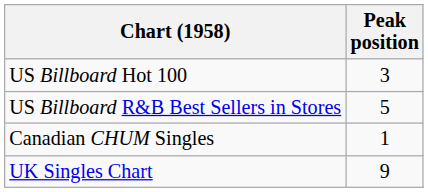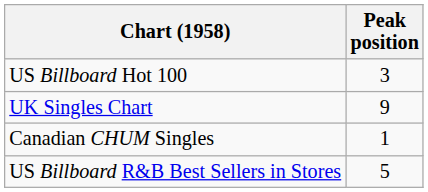rows swapped: (175, 107) <-> (81, 171)
